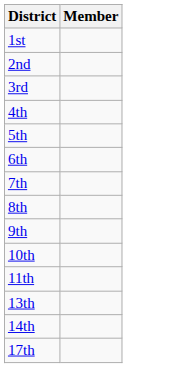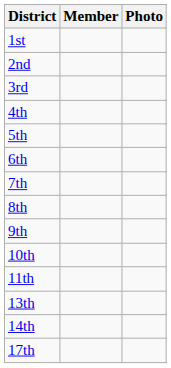+ column: (144, 16)
